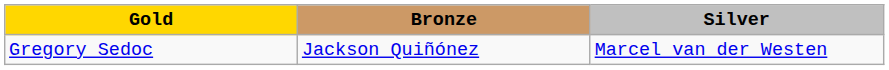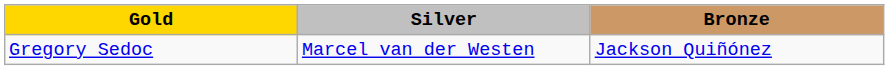columns swapped: (737, 20) <-> (444, 20)
